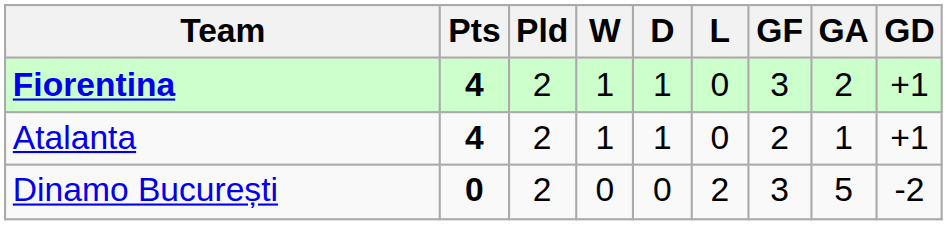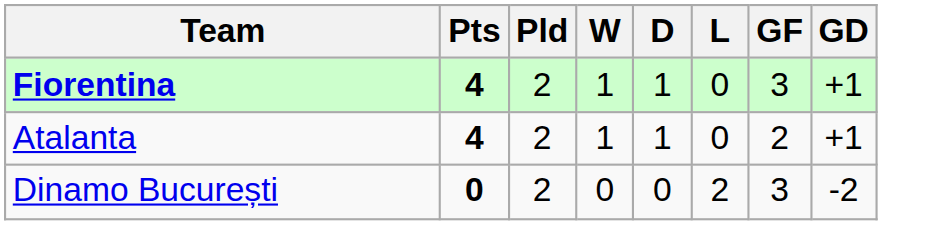- column: (844, 31)
